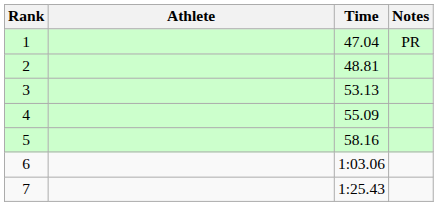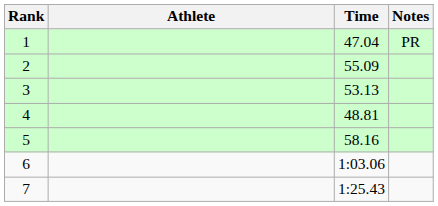(361, 66) 48.81 -> (361, 66) 55.09
(361, 115) 55.09 -> (361, 115) 48.81
